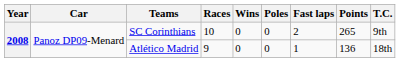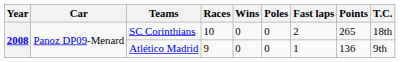(380, 31) 9th -> (383, 31) 18th
(383, 49) 18th -> (380, 49) 9th
